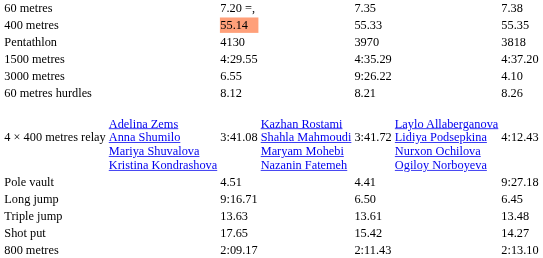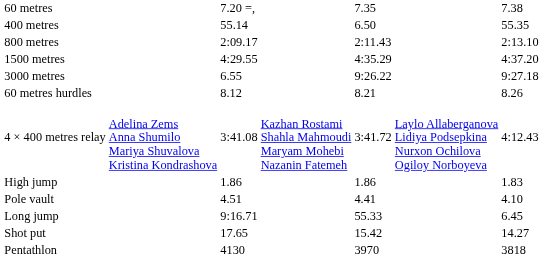(234, 25) lightsalmon background -> (234, 25) no background
(368, 25) 55.33 -> (365, 25) 6.50
rows swapped: (32, 250) <-> (31, 42)
(512, 76) 4.10 -> (520, 76) 9:27.18
+ row: (31, 182)
(520, 182) 9:27.18 -> (512, 199) 4.10
(365, 199) 6.50 -> (368, 216) 55.33
- row: (33, 216)
